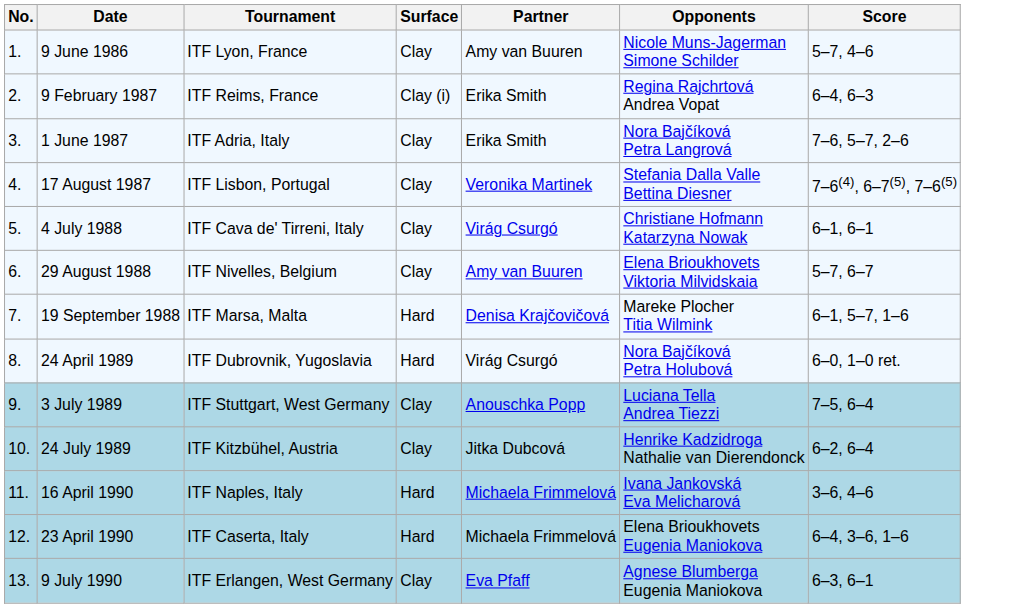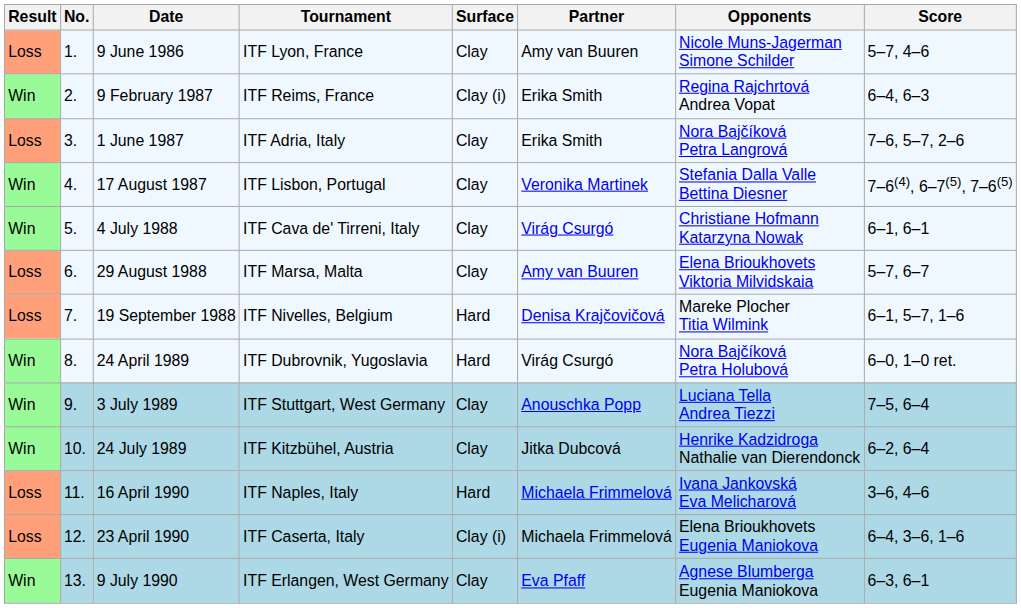+ column: (32, 16)
(262, 271) ITF Nivelles, Belgium -> (303, 271) ITF Marsa, Malta
(247, 316) ITF Marsa, Malta -> (318, 316) ITF Nivelles, Belgium
(417, 536) Hard -> (481, 536) Clay (i)
